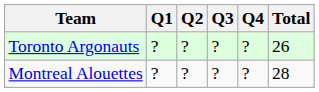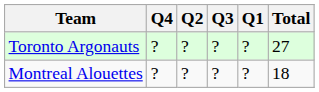columns swapped: (162, 18) <-> (253, 18)
(281, 45) 26 -> (281, 45) 27
(281, 73) 28 -> (281, 73) 18
